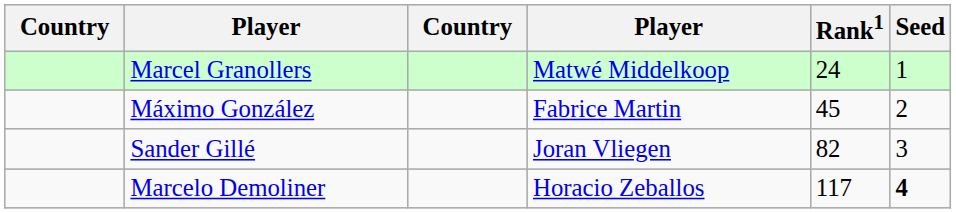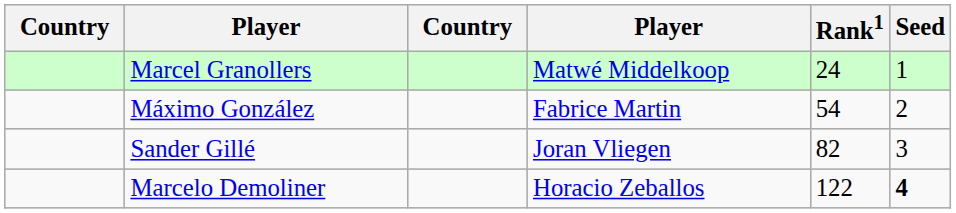(828, 109) 45 -> (828, 109) 54
(834, 188) 117 -> (834, 188) 122
